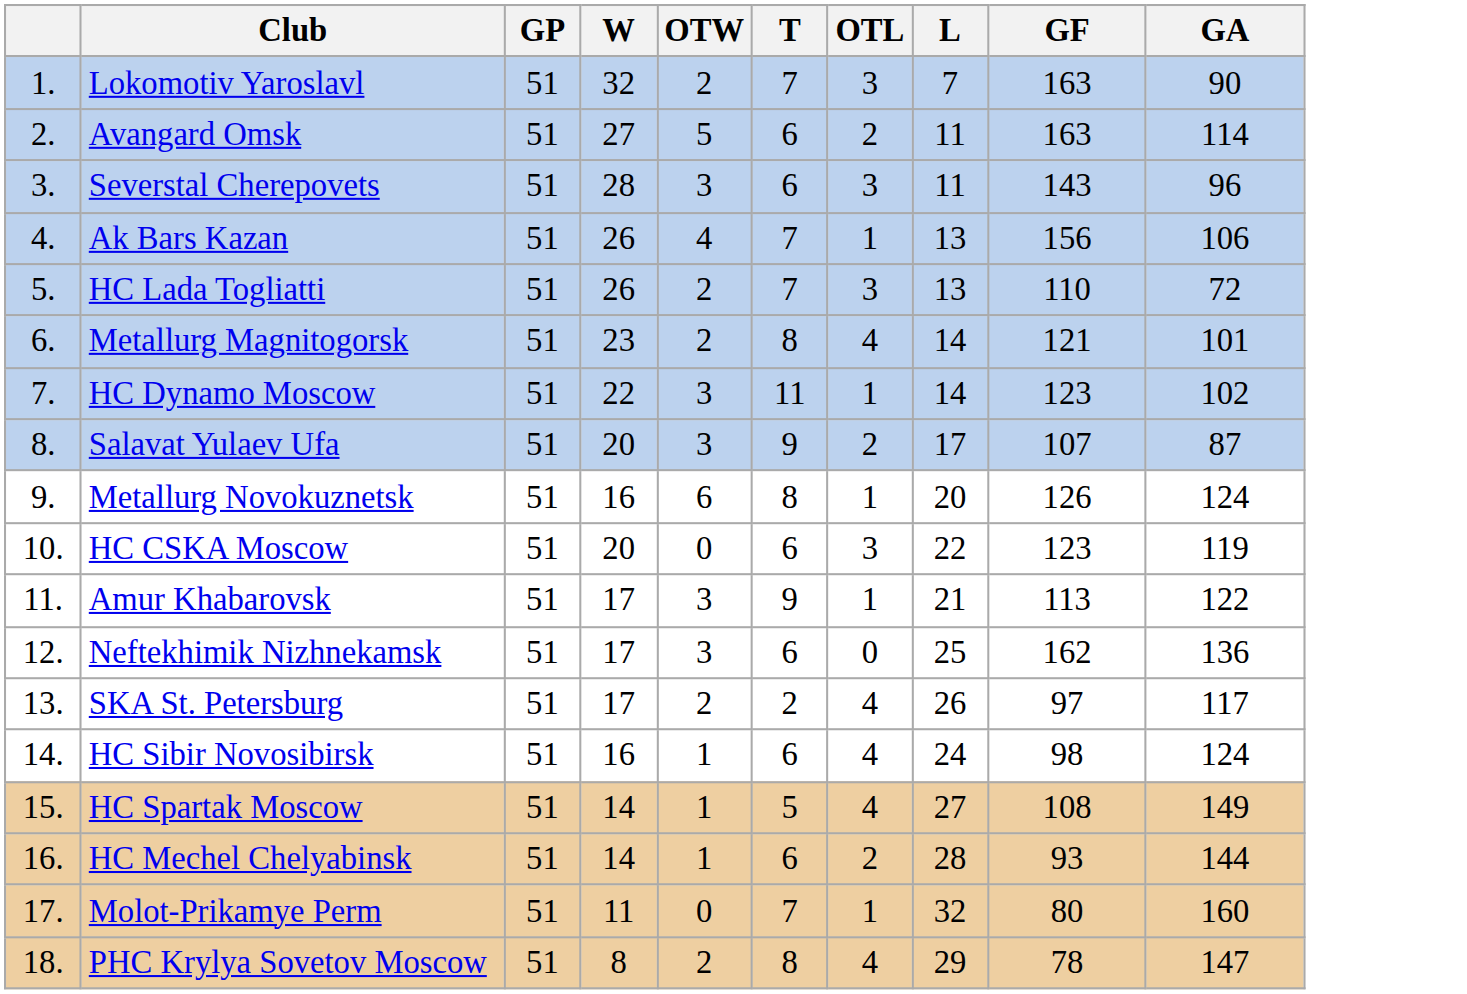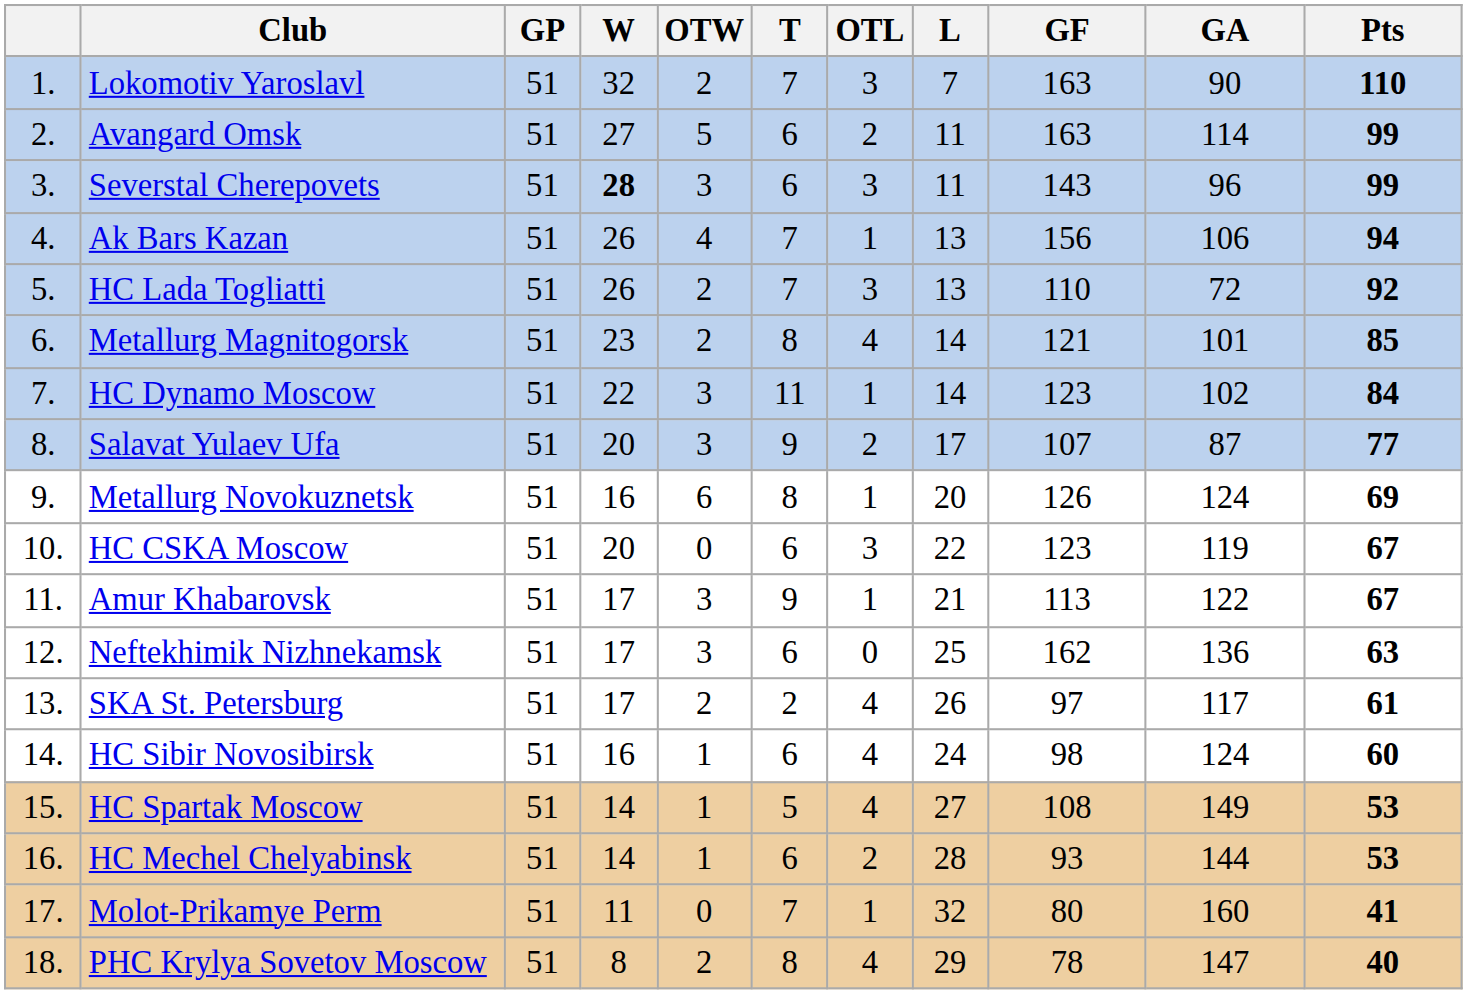+ column: (1383, 30)
(619, 185) normal -> (619, 185) bold
